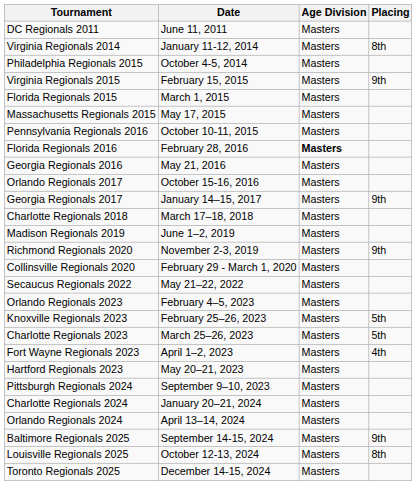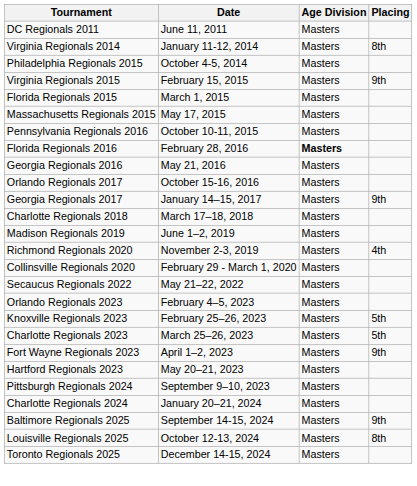(379, 251) 9th -> (379, 251) 4th
(379, 353) 4th -> (379, 353) 9th
- row: (65, 421)
